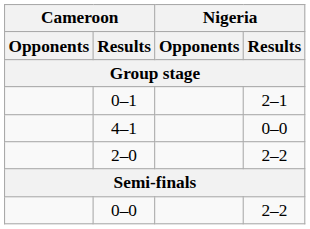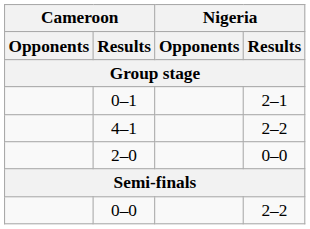(274, 127) 0–0 -> (274, 127) 2–2
(274, 155) 2–2 -> (274, 155) 0–0
